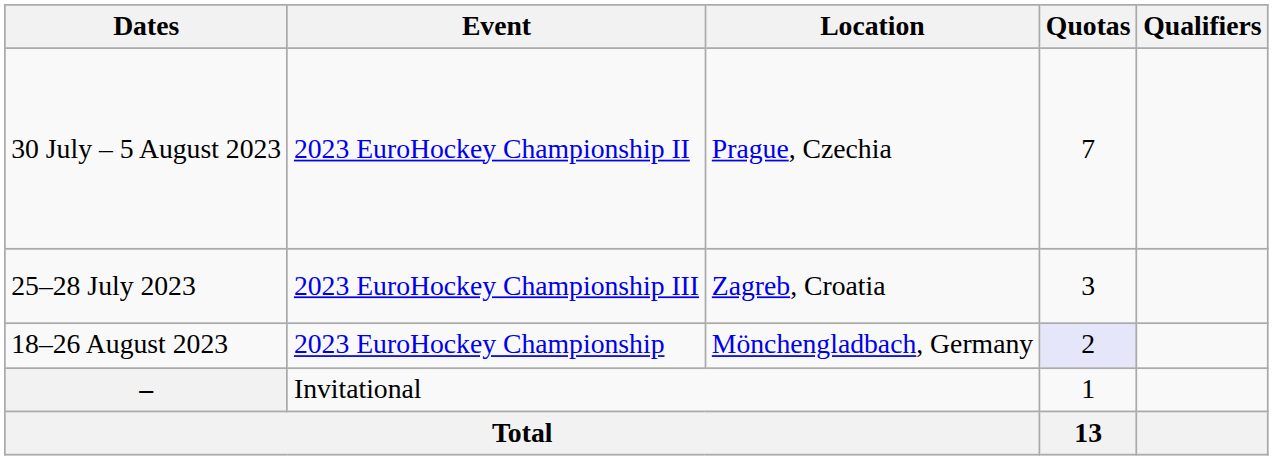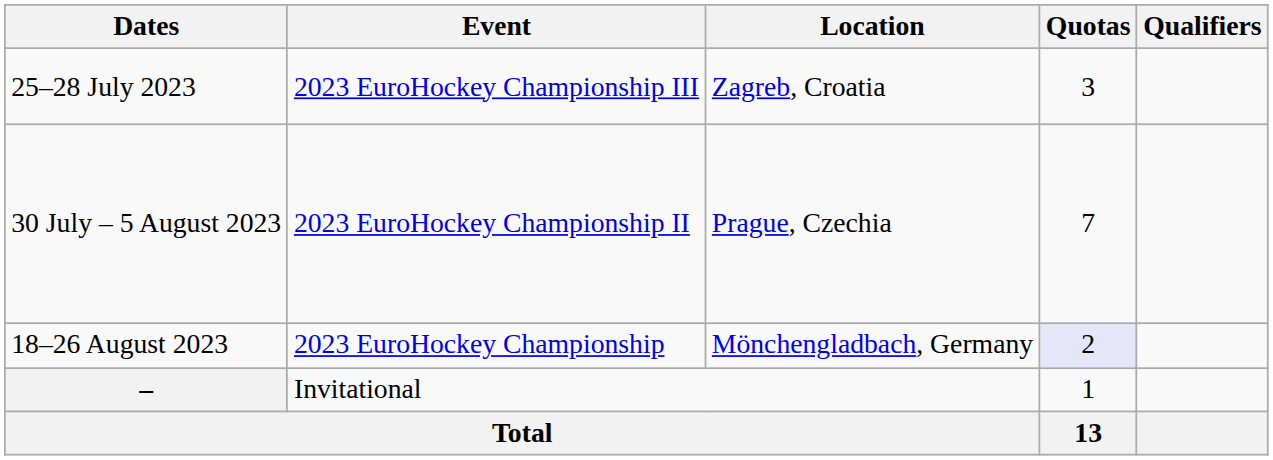rows swapped: (104, 285) <-> (146, 148)
